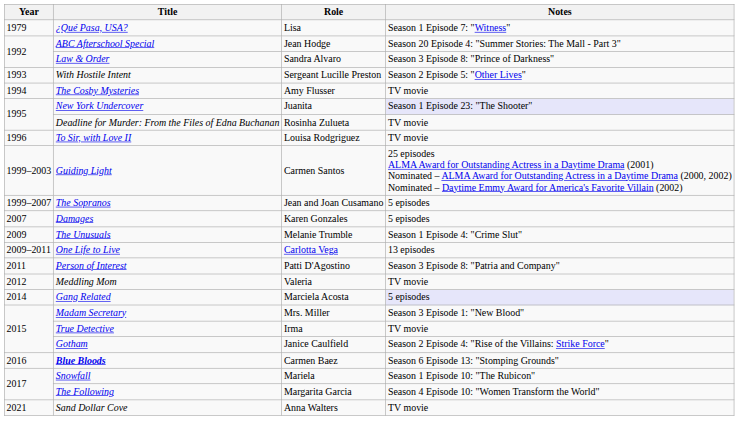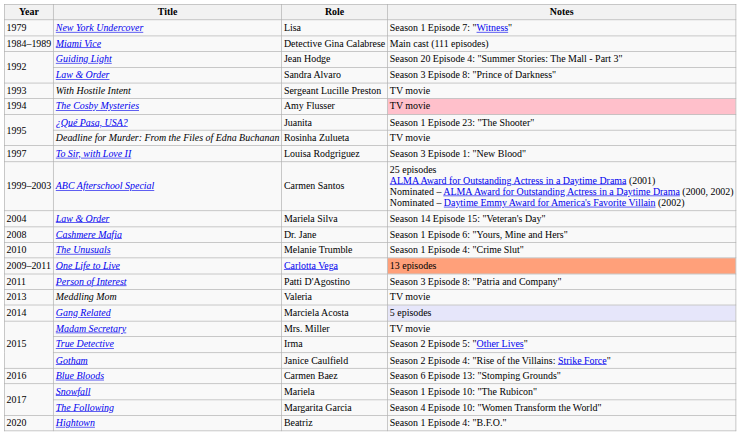(92, 28) ¿Qué Pasa, USA? -> (100, 28) New York Undercover
+ row: (335, 43)
(105, 43) ABC Afterschool Special -> (84, 59) Guiding Light
(457, 75) Season 2 Episode 5: "Other Lives" -> (410, 91) TV movie
(408, 91) no background -> (410, 106) pink background
(100, 106) New York Undercover -> (92, 122) ¿Qué Pasa, USA?
(460, 106) lavender background -> (462, 122) no background
(17, 138) 1996 -> (17, 153) 1997
(408, 138) TV movie -> (458, 153) Season 3 Episode 1: "New Blood"
(84, 170) Guiding Light -> (105, 186) ABC Afterschool Special
- row: (334, 203)
+ row: (311, 218)
- row: (316, 218)
+ row: (300, 234)
(17, 234) 2009 -> (17, 250) 2010
(411, 250) no background -> (413, 266) lightsalmon background
(17, 281) 2012 -> (17, 297) 2013
(456, 313) Season 3 Episode 1: "New Blood" -> (410, 329) TV movie
(408, 329) TV movie -> (459, 344) Season 2 Episode 5: "Other Lives"
(81, 360) bold -> (80, 376) normal
+ row: (298, 423)
- row: (311, 407)
